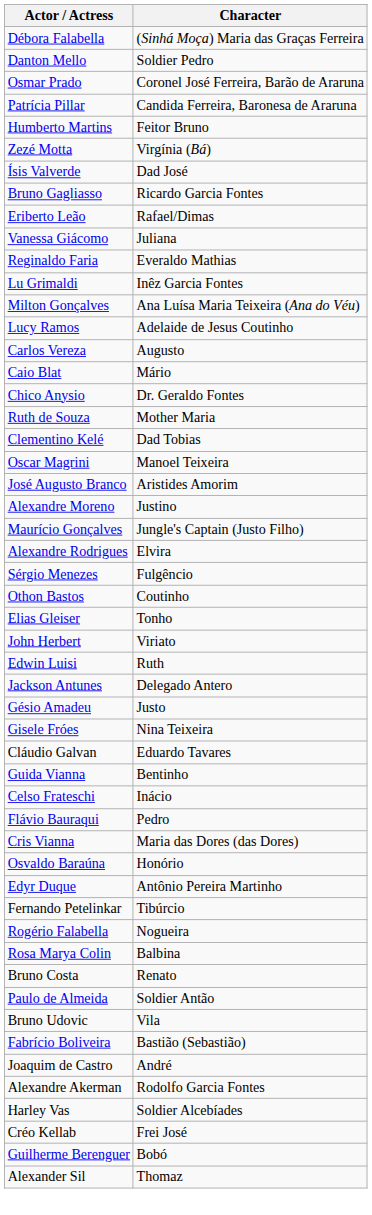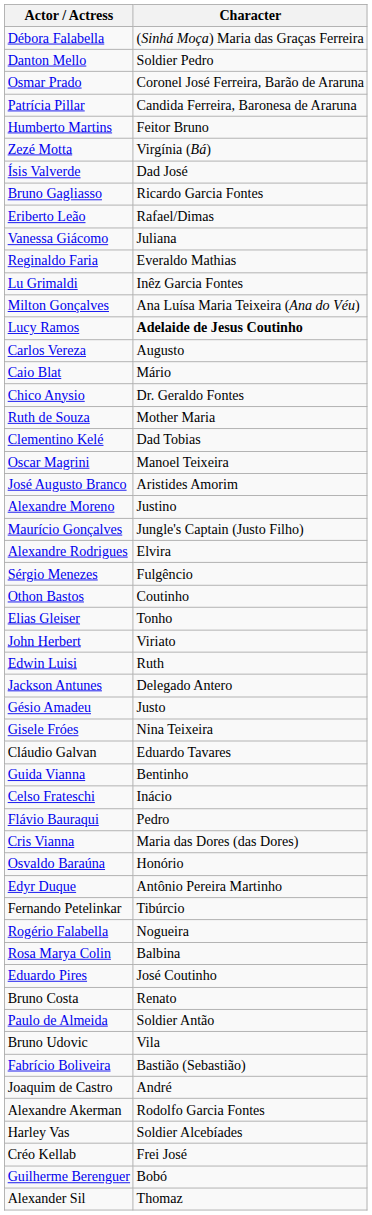(215, 328) normal -> (220, 328) bold
+ row: (47, 975)
